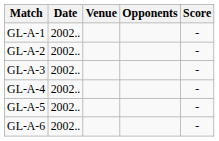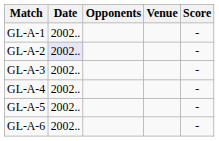columns swapped: (101, 13) <-> (150, 13)
(66, 51) no background -> (66, 51) lavender background
